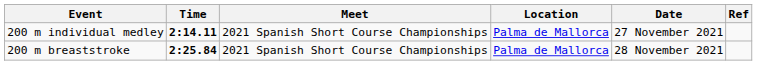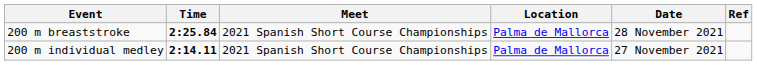rows swapped: (68, 51) <-> (85, 32)
